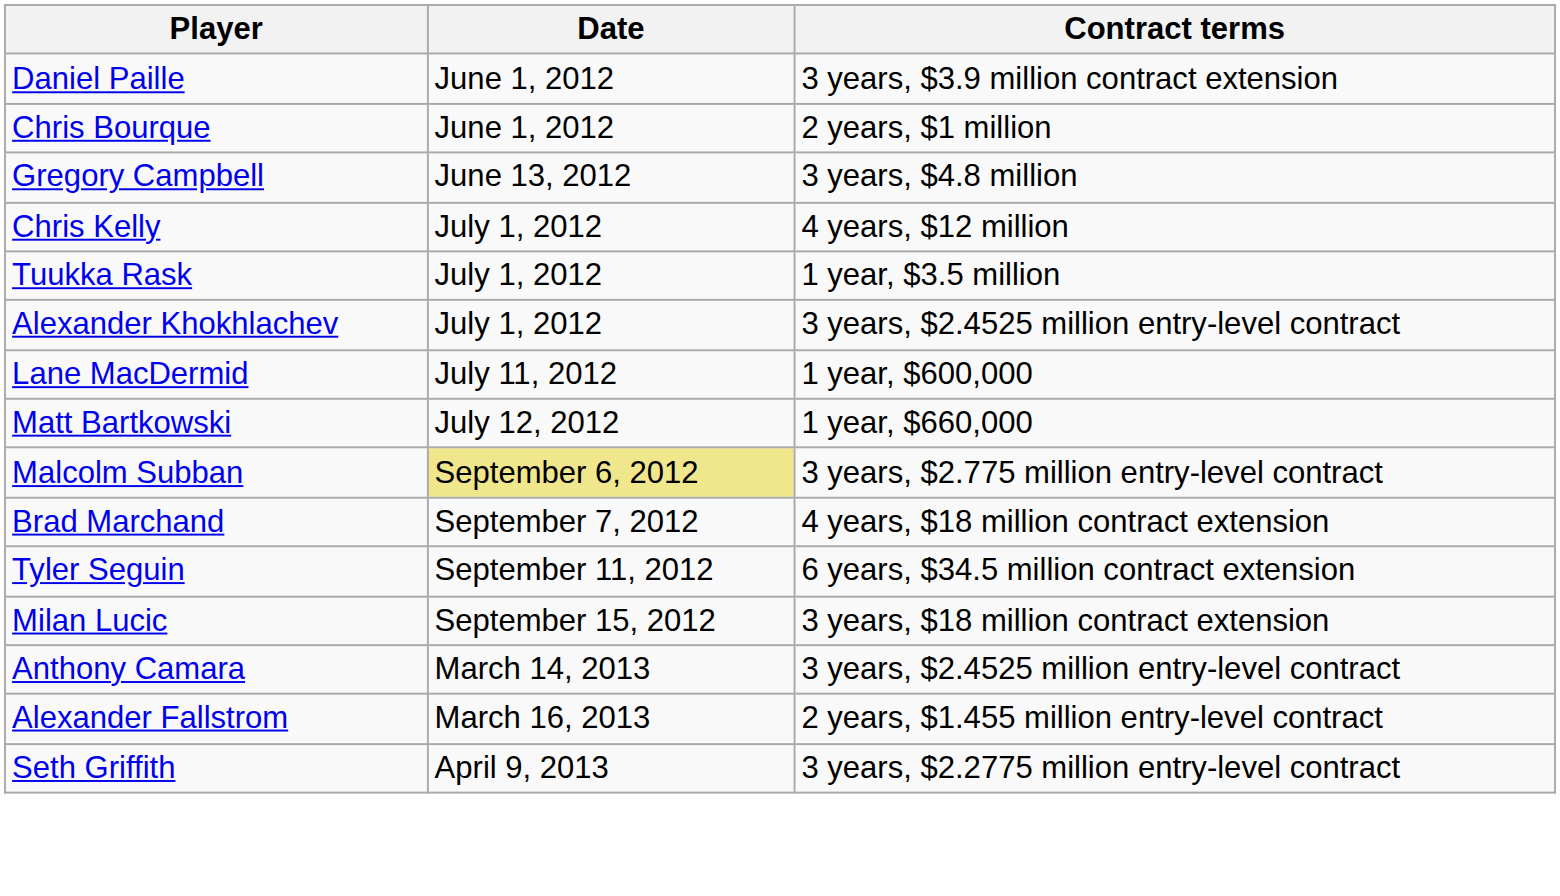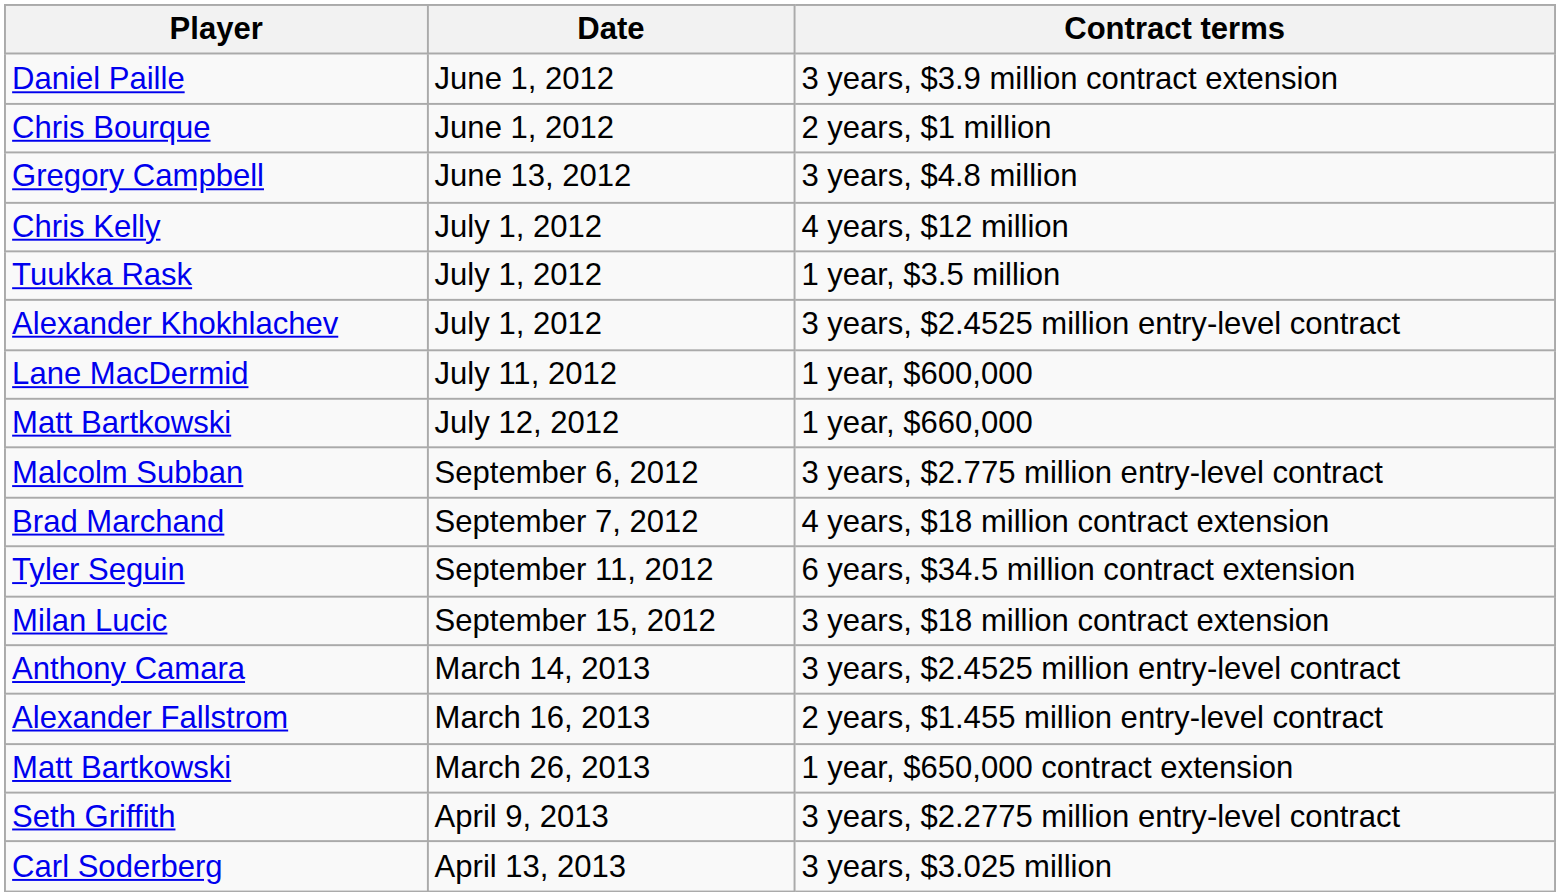(567, 472) khaki background -> (567, 472) no background
+ row: (122, 767)
+ row: (117, 865)
